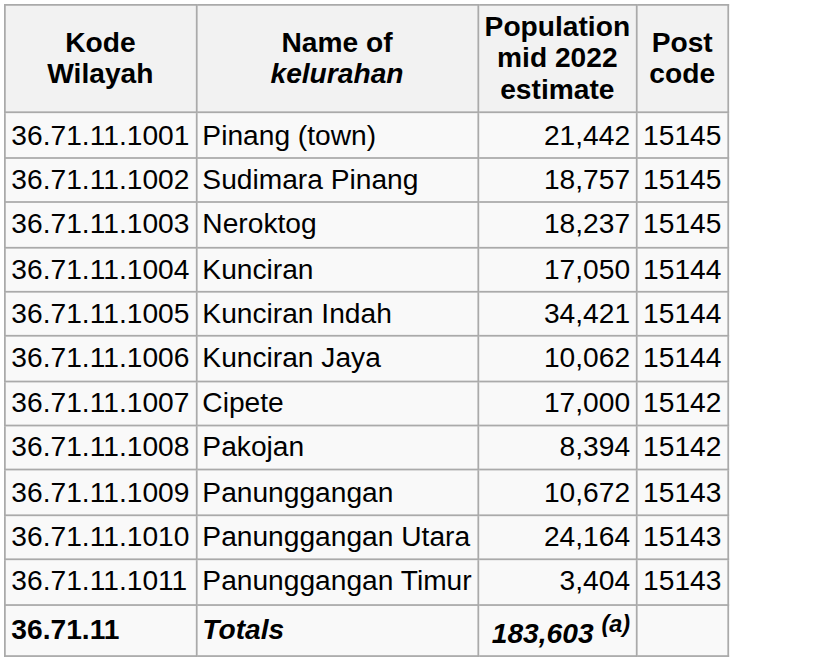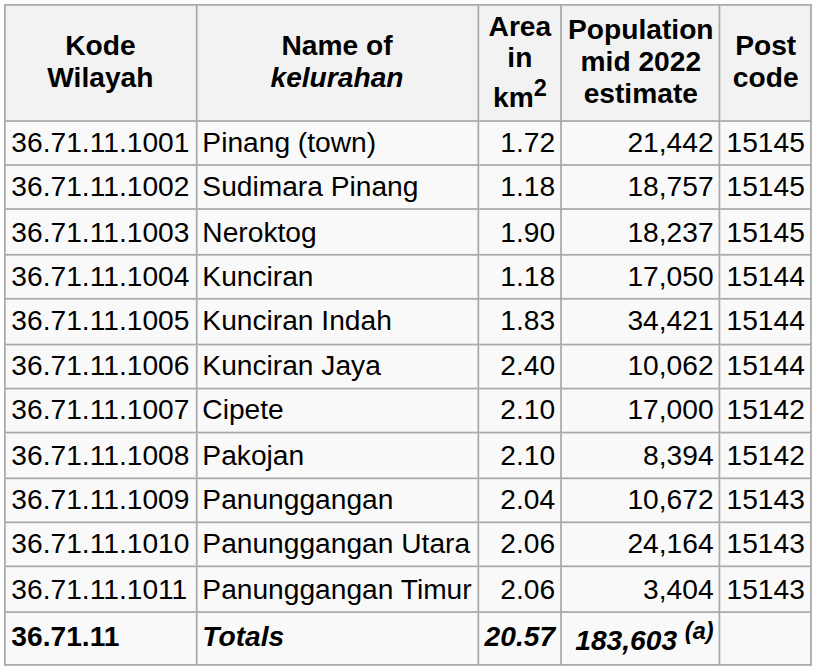+ column: (520, 62)
